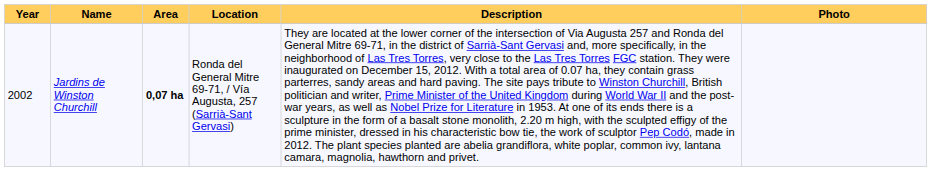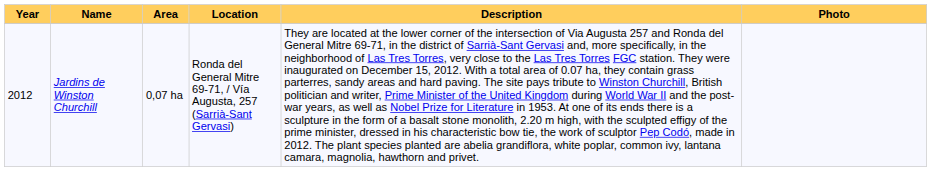(20, 95) 2002 -> (20, 95) 2012
(165, 95) bold -> (164, 95) normal
